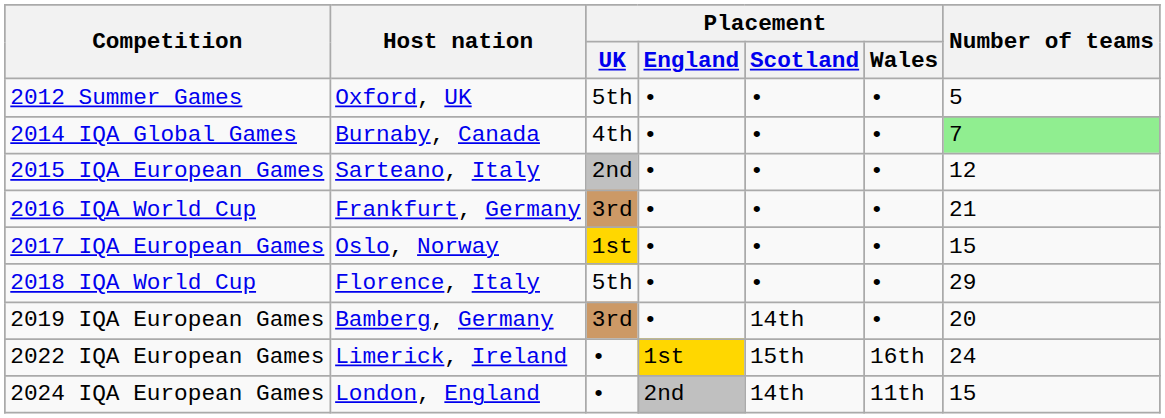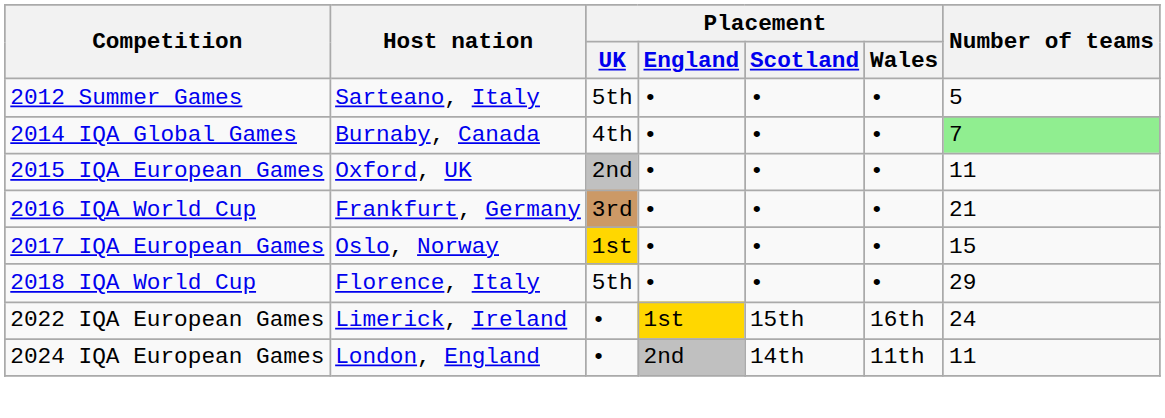(403, 98) Oxford, UK -> (438, 98) Sarteano, Italy
(438, 172) Sarteano, Italy -> (403, 172) Oxford, UK
(963, 172) 12 -> (963, 172) 11
- row: (167, 320)
(963, 394) 15 -> (963, 357) 11
